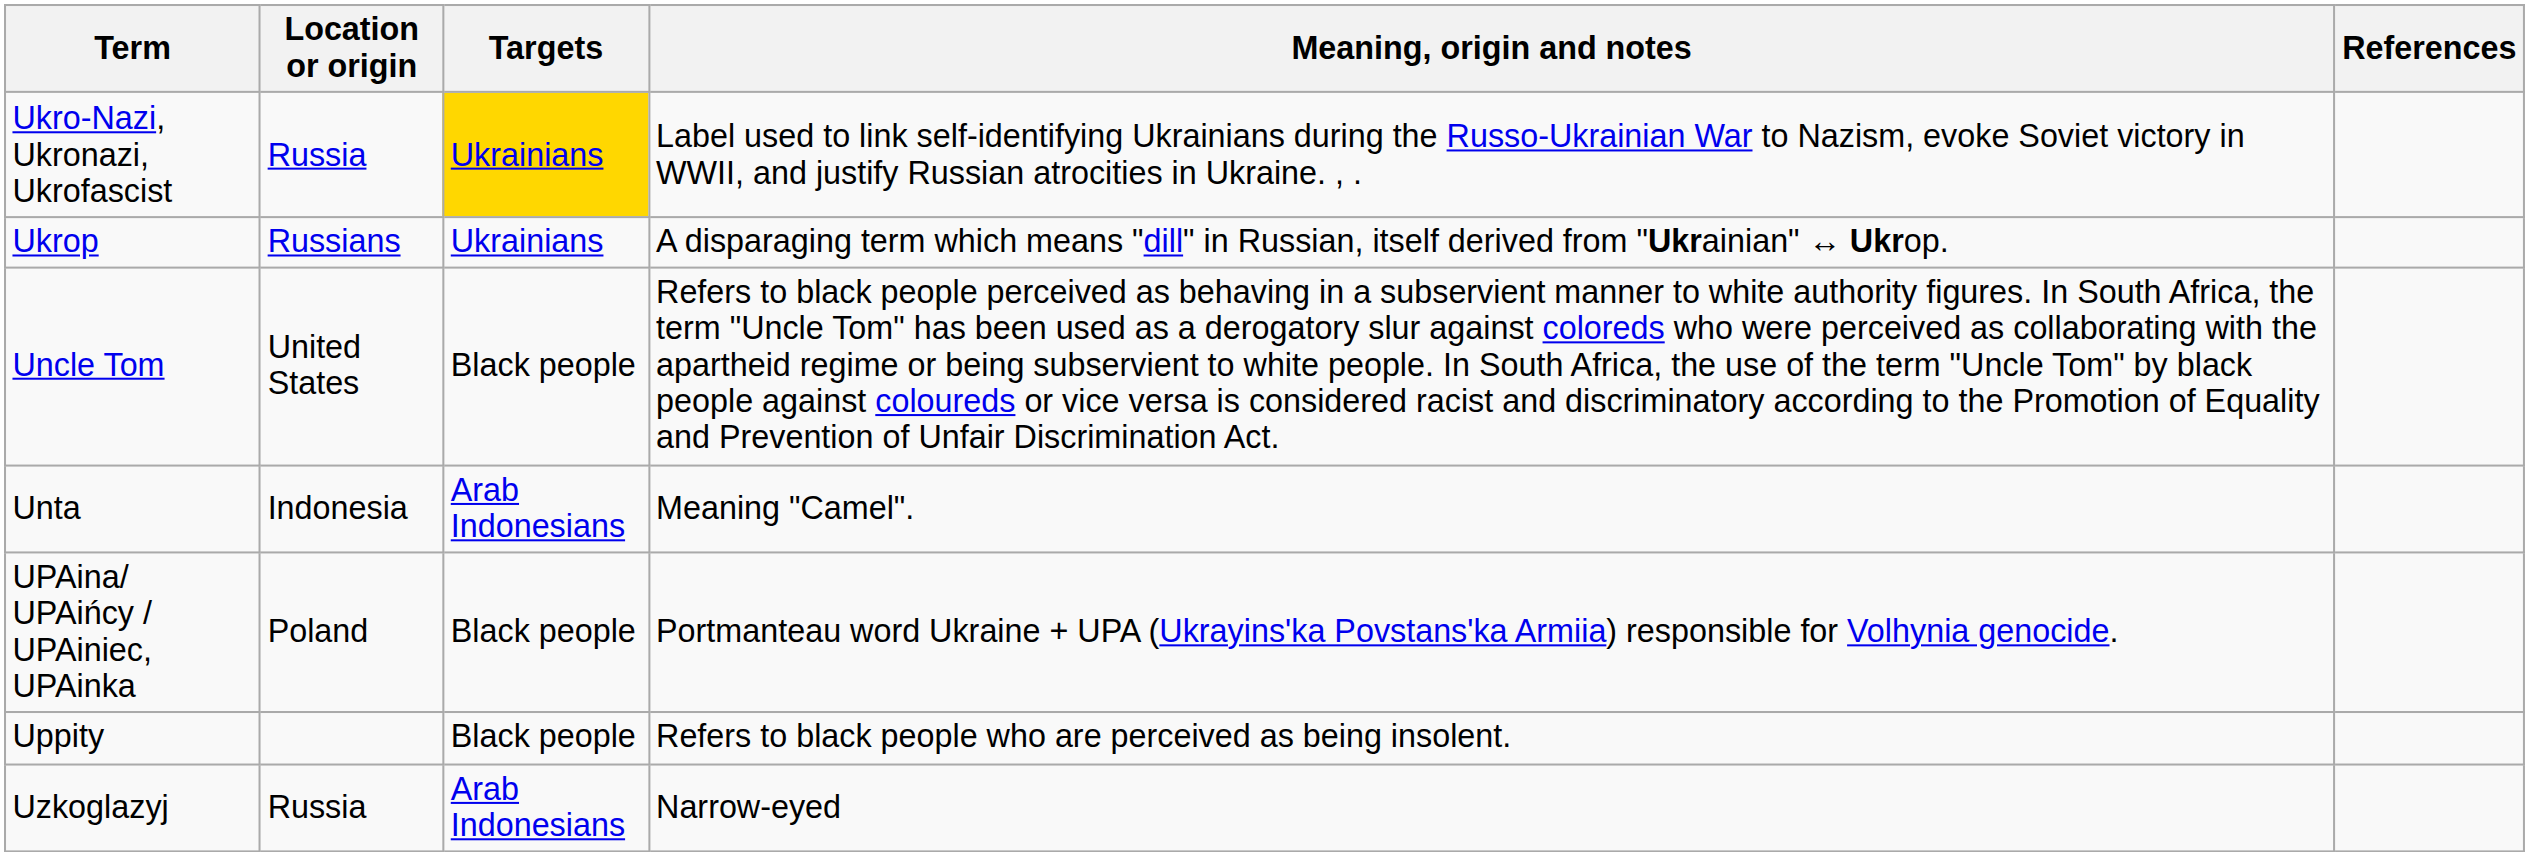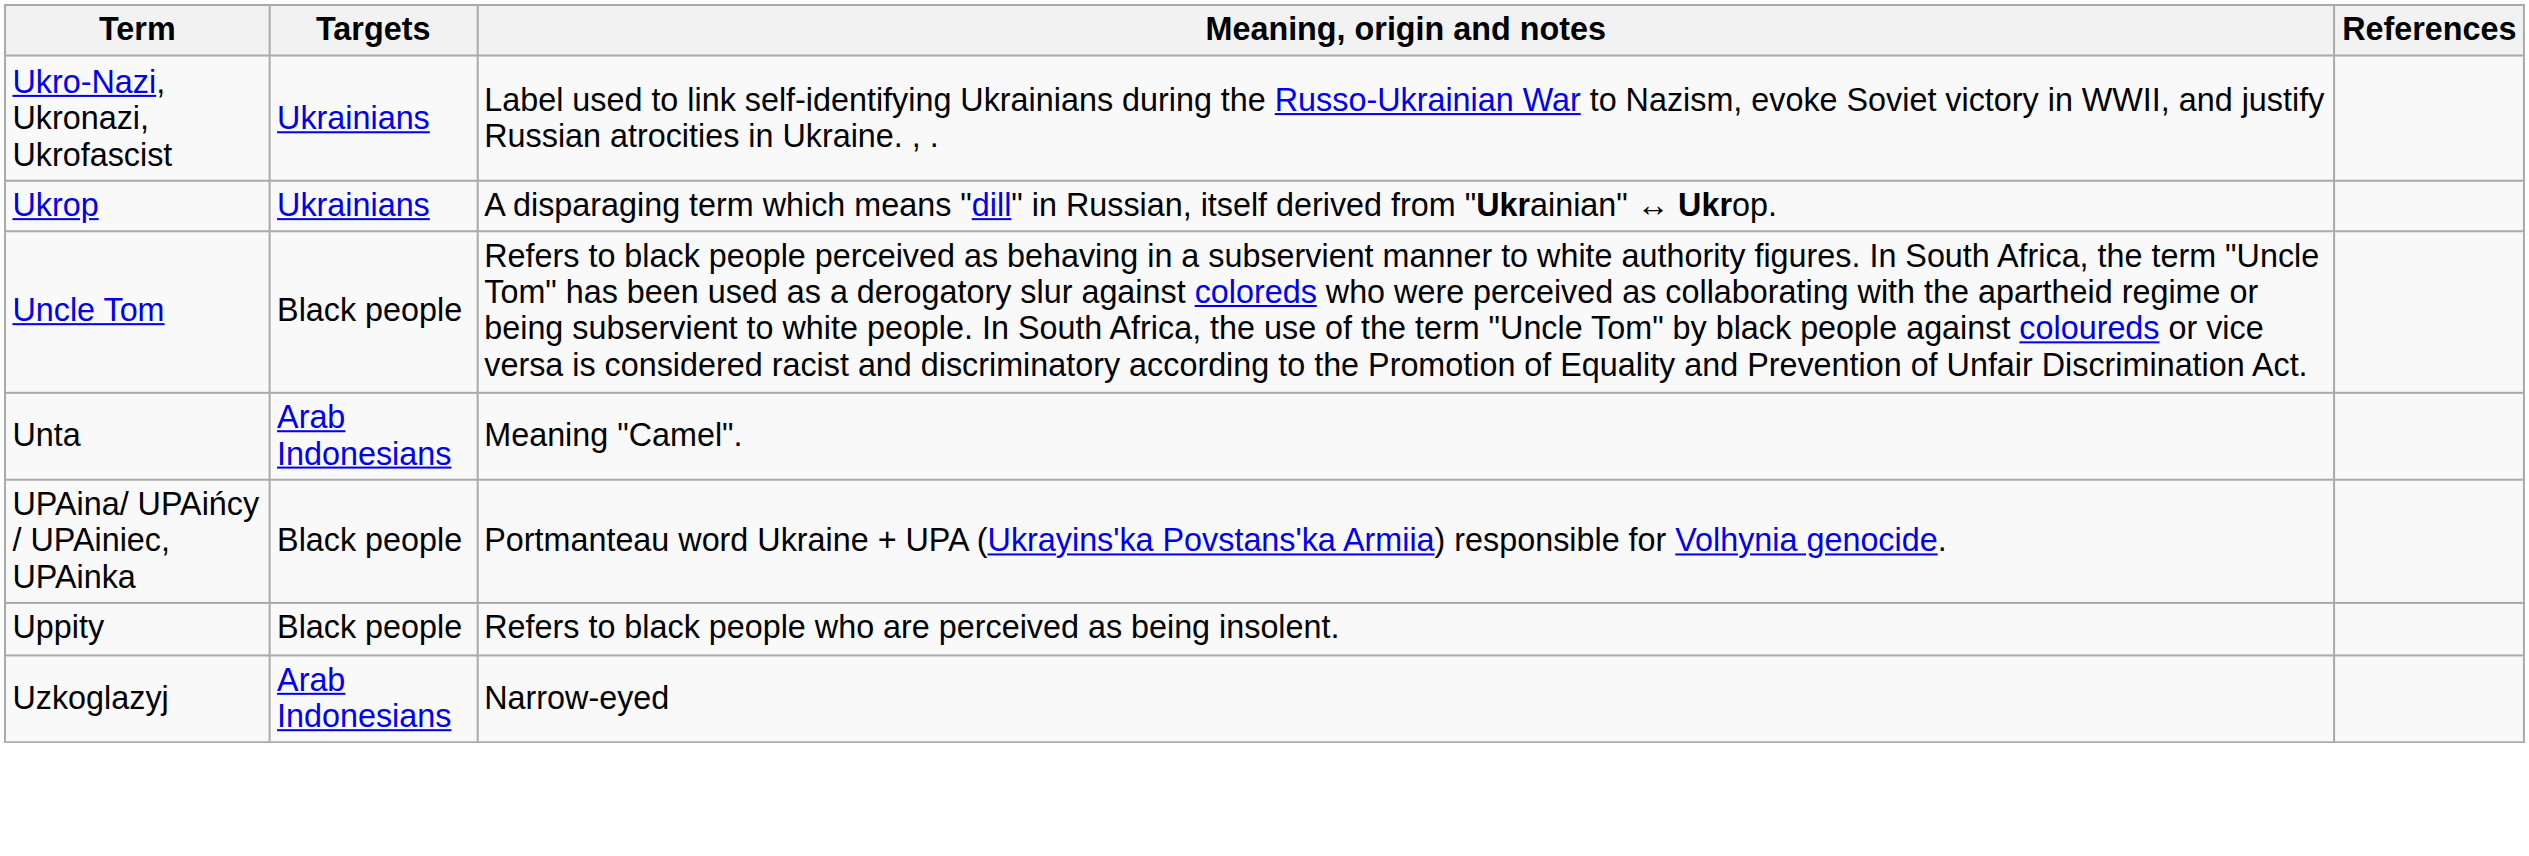- column: (352, 48)
(527, 154) gold background -> (353, 117) no background
